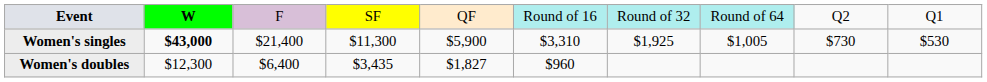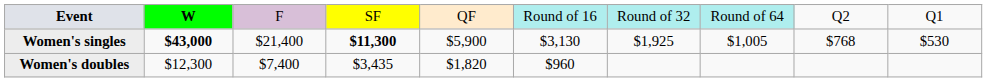(373, 41) normal -> (373, 41) bold
(560, 41) $3,310 -> (560, 41) $3,130
(841, 41) $730 -> (841, 41) $768
(279, 65) $6,400 -> (279, 65) $7,400
(466, 65) $1,827 -> (466, 65) $1,820
